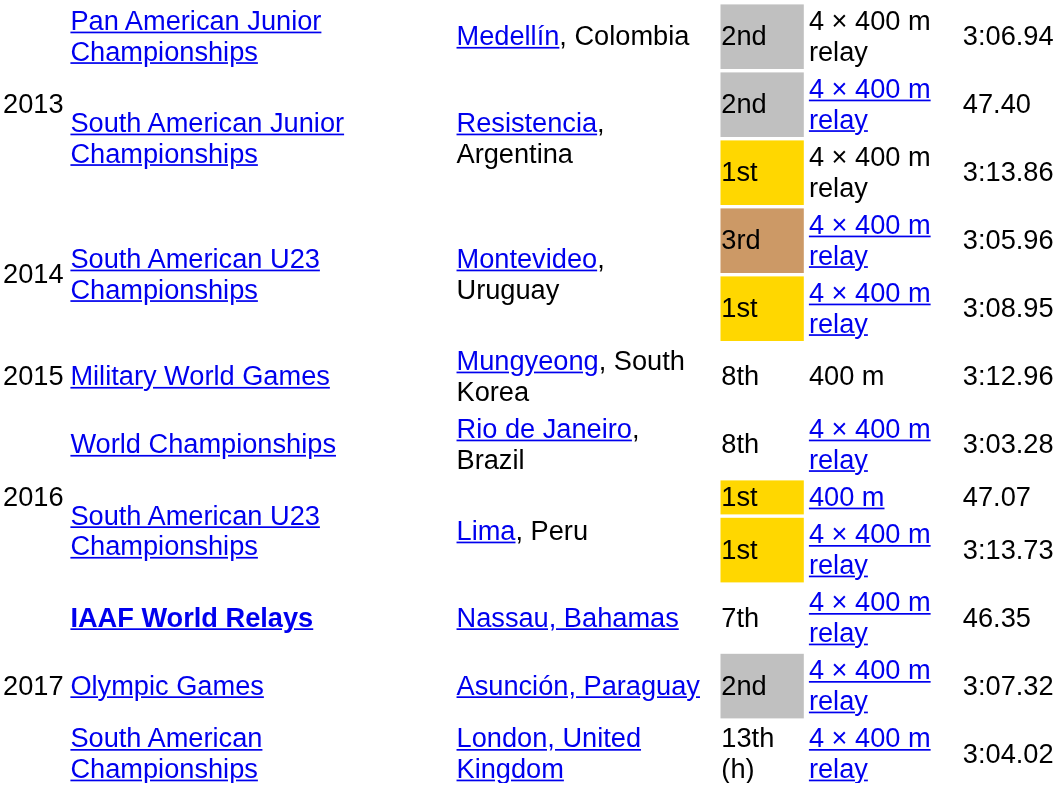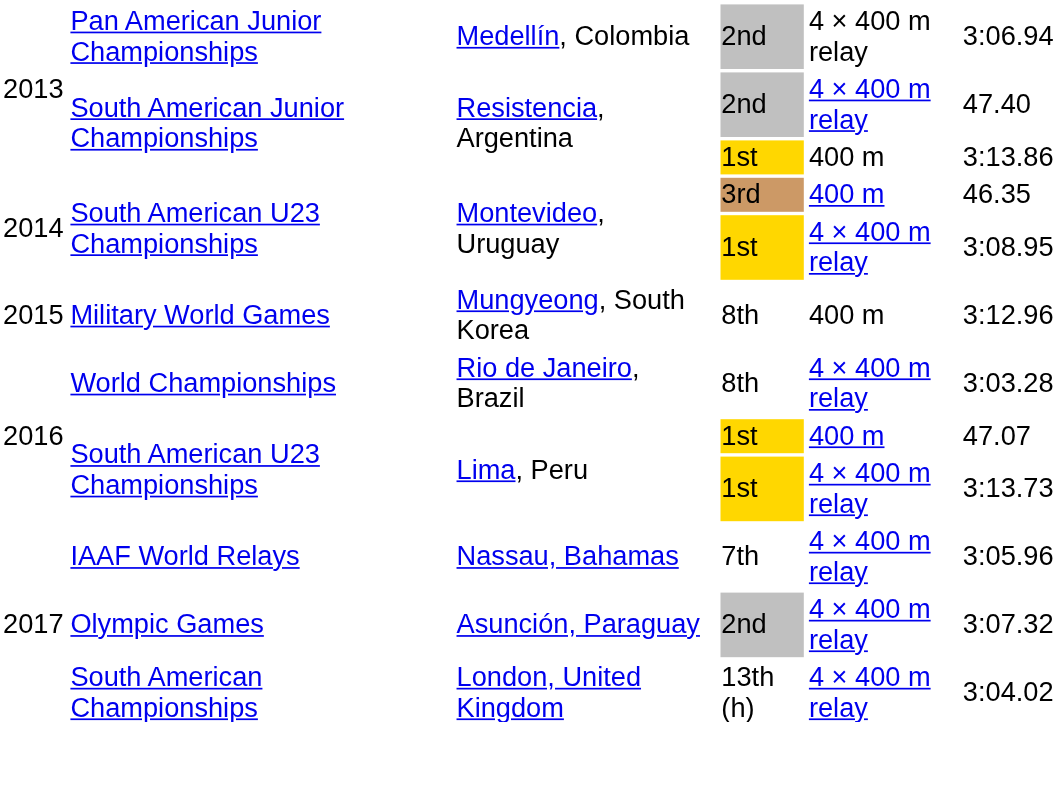(870, 172) 4 × 400 m relay -> (847, 157) 400 m
(870, 240) 4 × 400 m relay -> (847, 194) 400 m
(1008, 240) 3:05.96 -> (997, 194) 46.35
(192, 617) bold -> (185, 556) normal
(997, 617) 46.35 -> (1008, 556) 3:05.96
